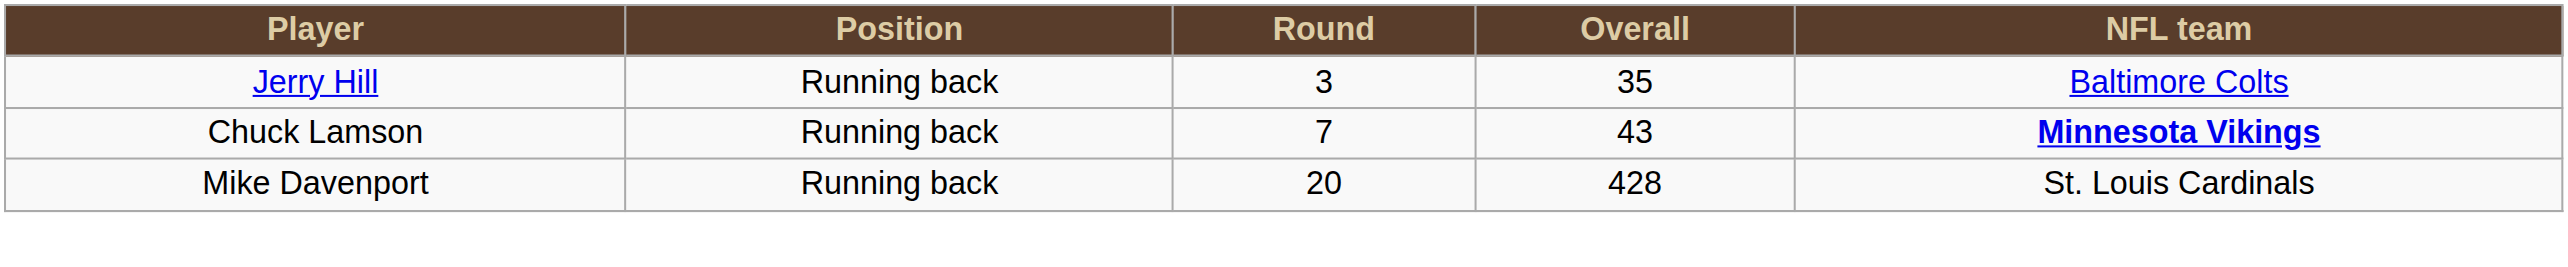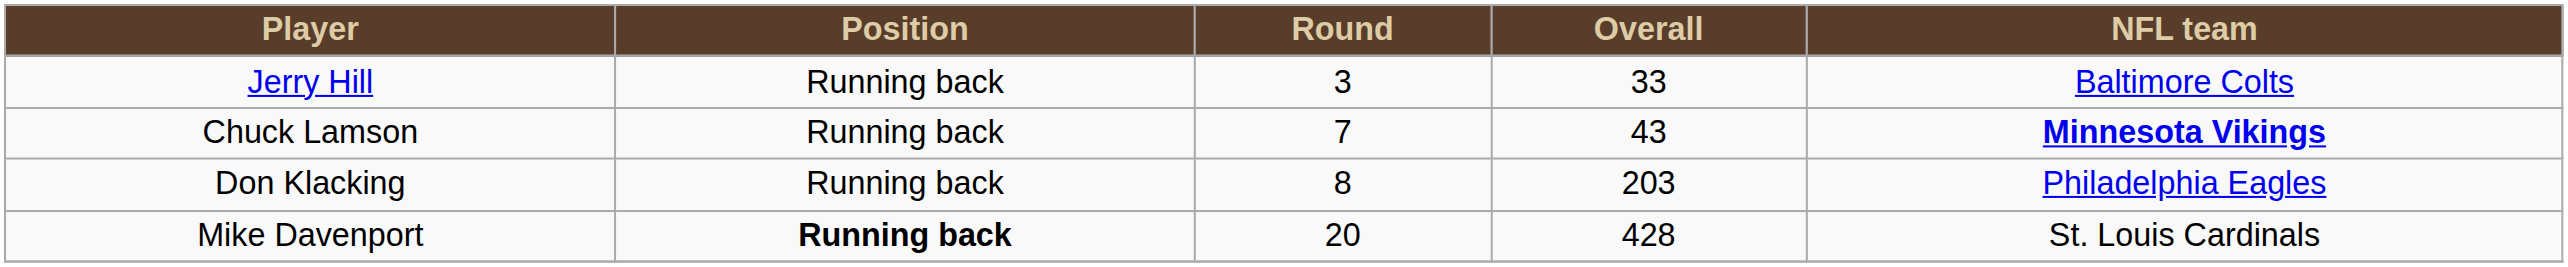(1635, 81) 35 -> (1649, 81) 33
+ row: (310, 183)
(900, 183) normal -> (905, 235) bold
